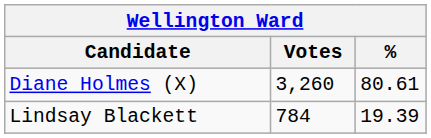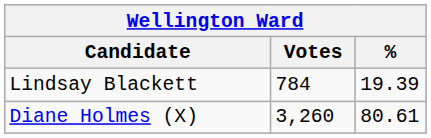rows swapped: (104, 85) <-> (104, 117)
